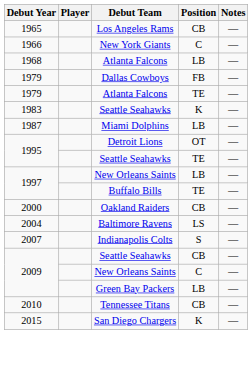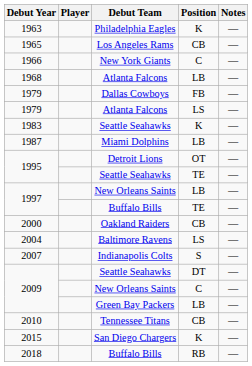+ row: (31, 28)
(199, 93) TE -> (199, 110) LS
(199, 256) CB -> (199, 272) DT
+ row: (31, 353)
